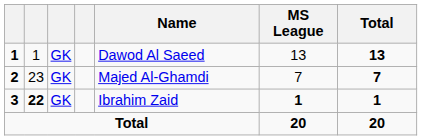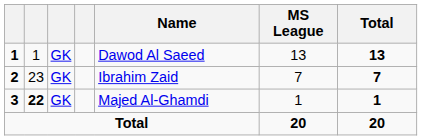(153, 77) Majed Al-Ghamdi -> (138, 77) Ibrahim Zaid
(138, 100) Ibrahim Zaid -> (153, 100) Majed Al-Ghamdi
(298, 100) bold -> (298, 100) normal
